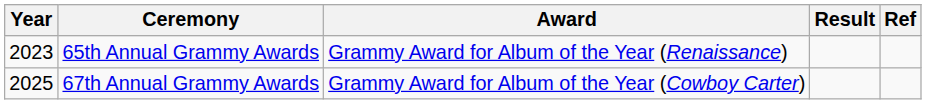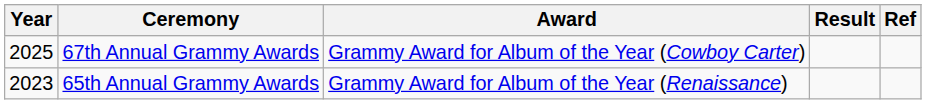rows swapped: (191, 51) <-> (191, 83)
